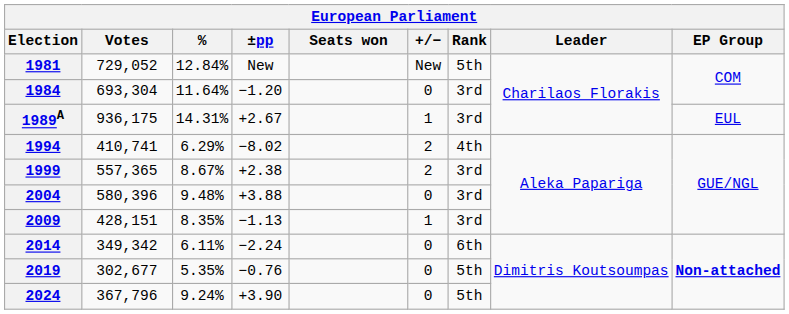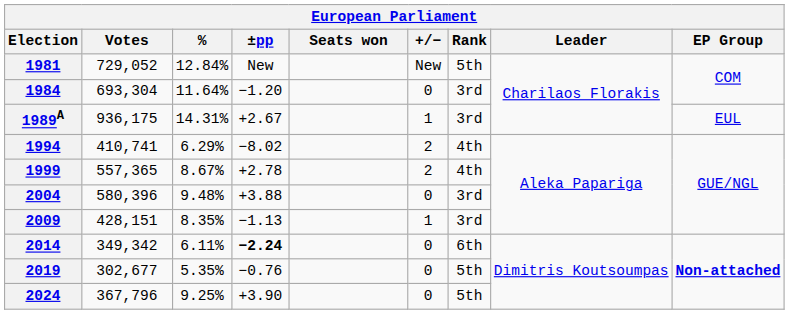(260, 171) +2.38 -> (260, 171) +2.78
(469, 171) 3rd -> (469, 171) 4th
(260, 246) normal -> (260, 246) bold
(202, 296) 9.24% -> (202, 296) 9.25%
